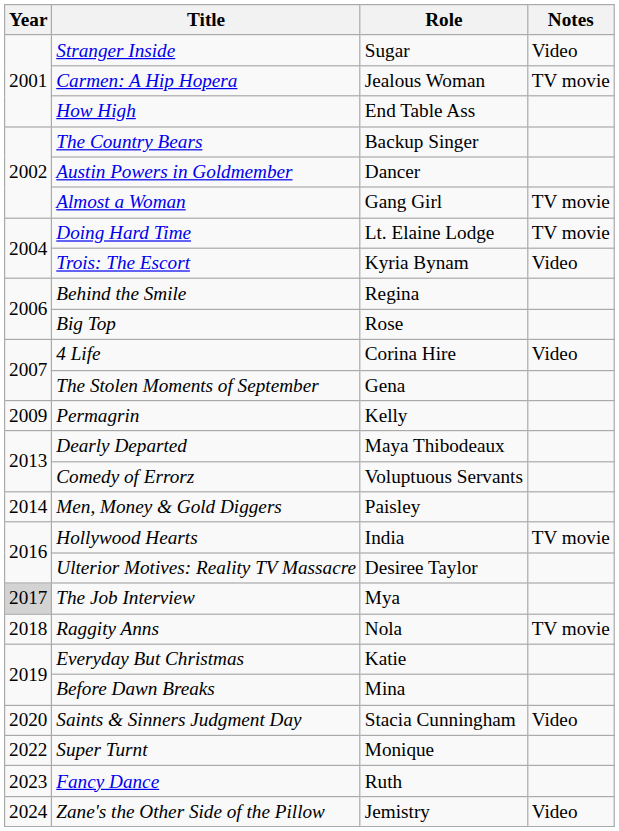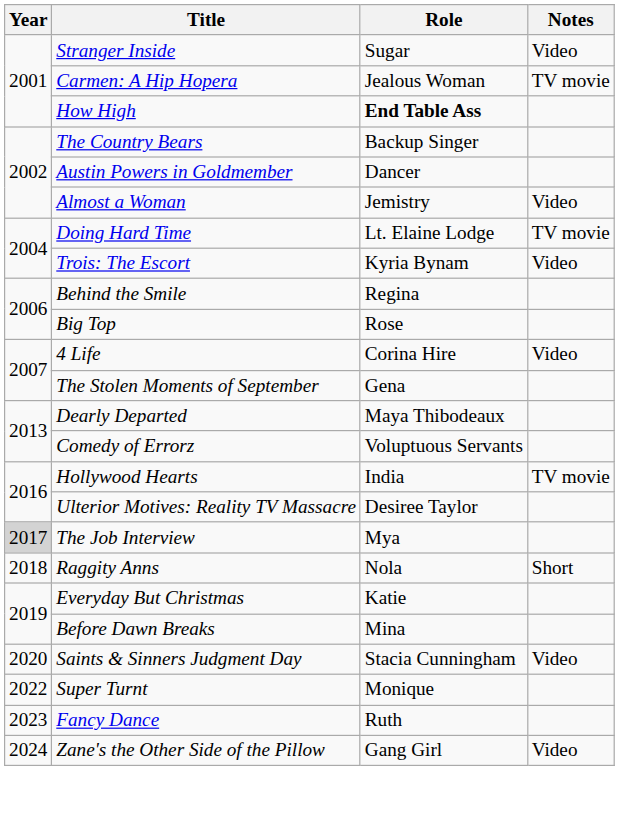(420, 111) normal -> (423, 111) bold
(403, 202) Gang Girl -> (397, 202) Jemistry
(571, 202) TV movie -> (555, 202) Video
- row: (98, 415)
- row: (169, 506)
(571, 628) TV movie -> (553, 567) Short
(397, 811) Jemistry -> (403, 750) Gang Girl
